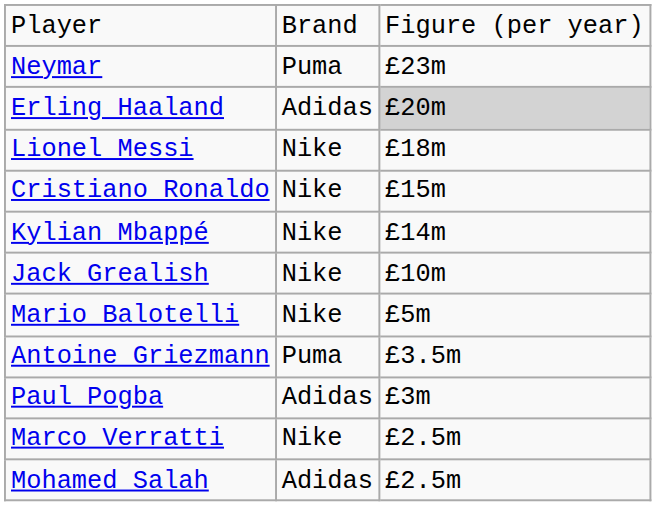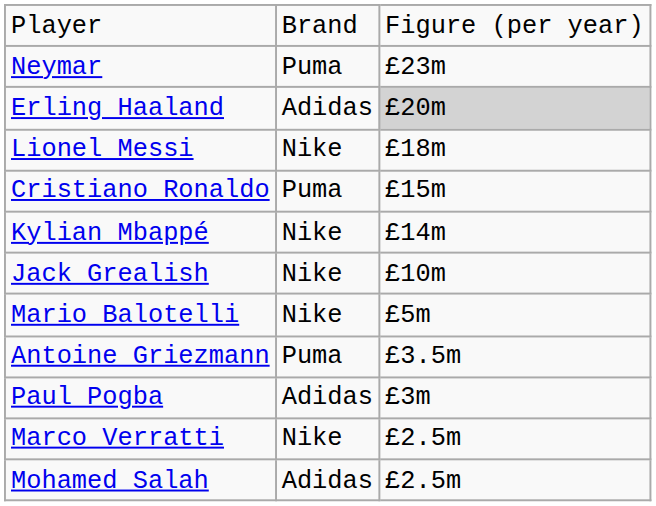(312, 191) Nike -> (312, 191) Puma
